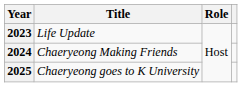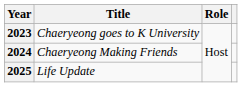(66, 33) Life Update -> (118, 33) Chaeryeong goes to K University
(118, 71) Chaeryeong goes to K University -> (66, 71) Life Update
